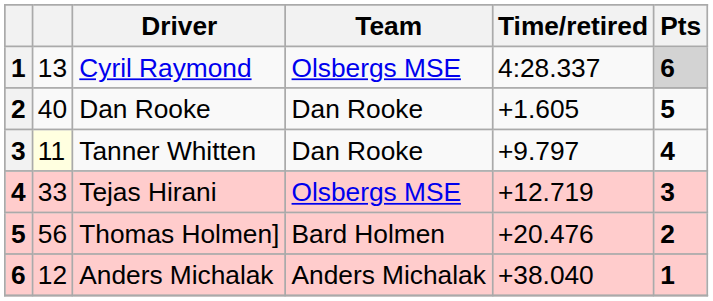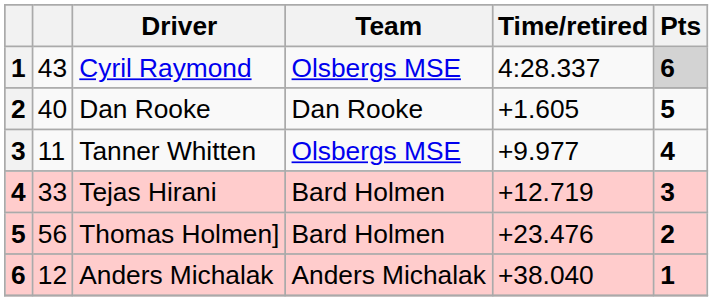(52, 67) 13 -> (52, 67) 43
(51, 151) lightyellow background -> (51, 151) no background
(357, 151) Dan Rooke -> (376, 151) Olsbergs MSE
(539, 151) +9.797 -> (539, 151) +9.977
(376, 192) Olsbergs MSE -> (368, 192) Bard Holmen
(546, 234) +20.476 -> (546, 234) +23.476
